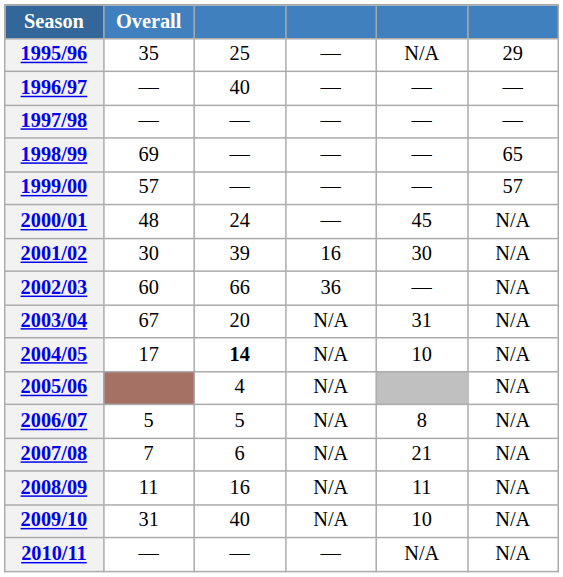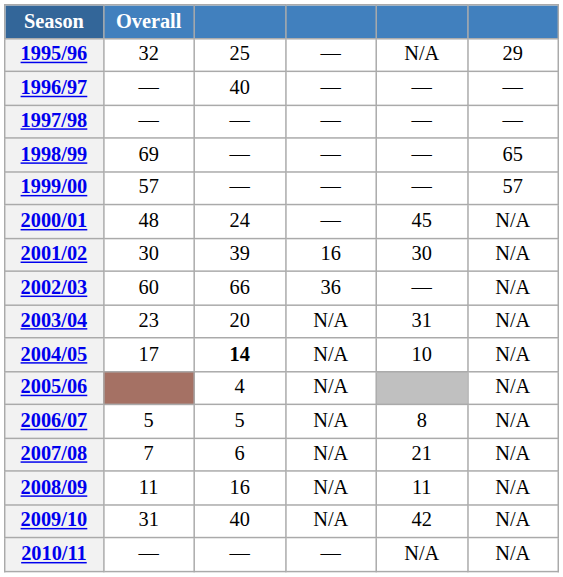(149, 54) 35 -> (149, 54) 32
(149, 320) 67 -> (149, 320) 23
(422, 520) 10 -> (422, 520) 42
